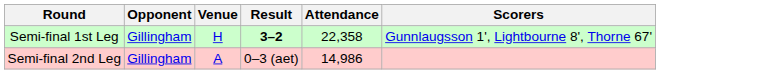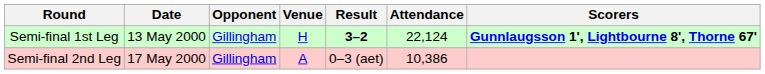+ column: (167, 15)
(342, 36) 22,358 -> (427, 36) 22,124
(519, 36) normal -> (614, 36) bold
(342, 58) 14,986 -> (427, 58) 10,386
